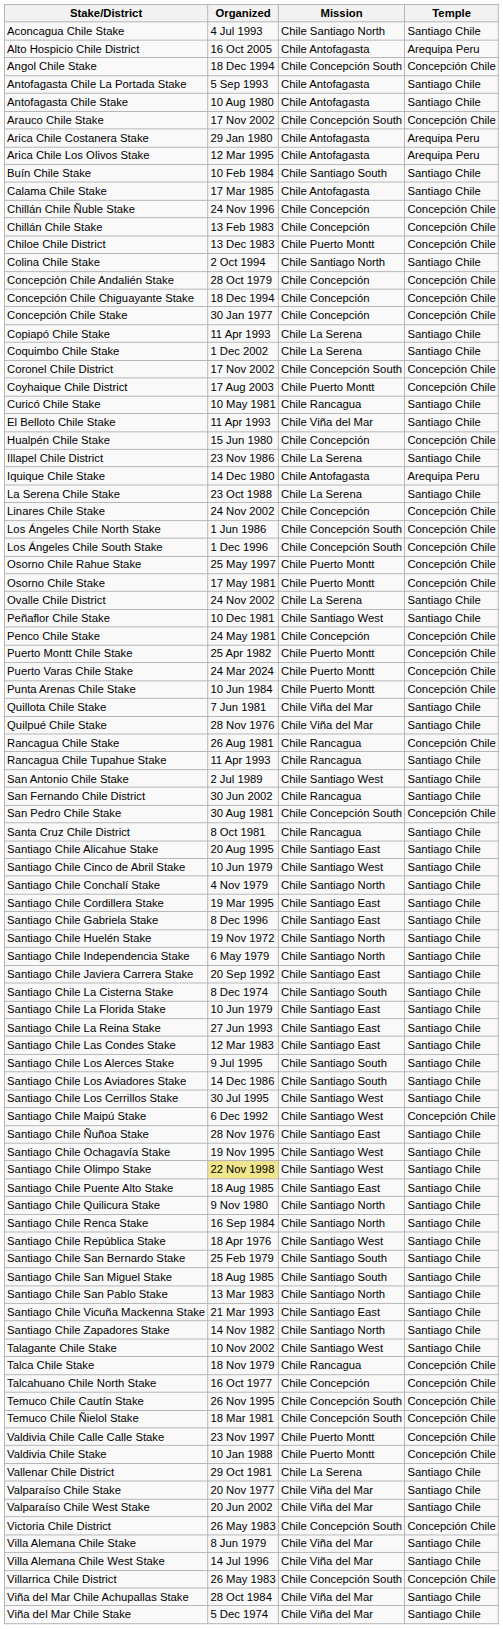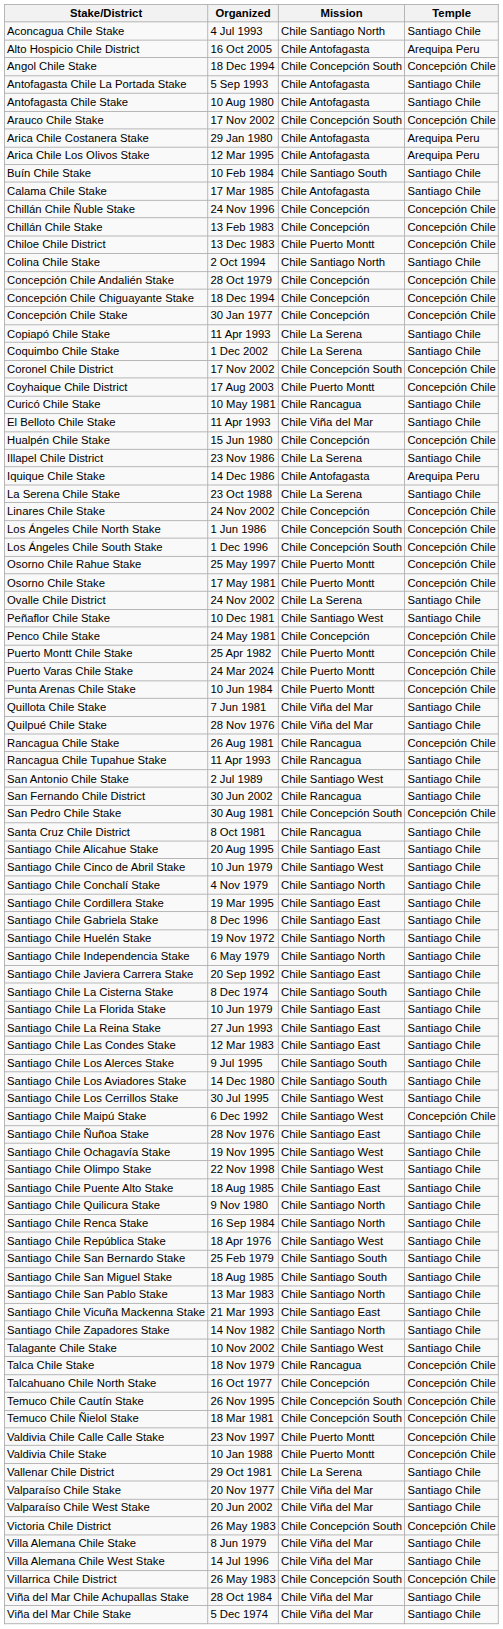(242, 476) 14 Dec 1980 -> (242, 476) 14 Dec 1986
(242, 1080) 14 Dec 1986 -> (242, 1080) 14 Dec 1980
(242, 1169) khaki background -> (242, 1169) no background
